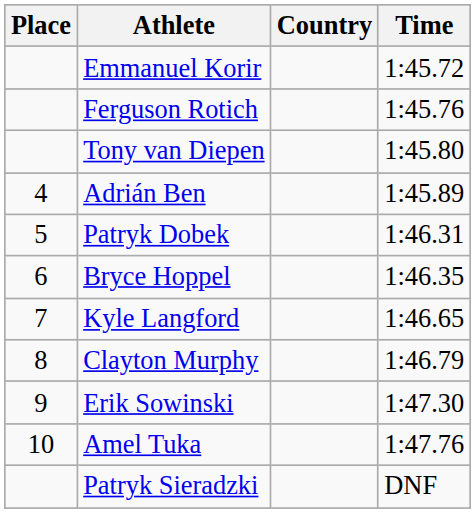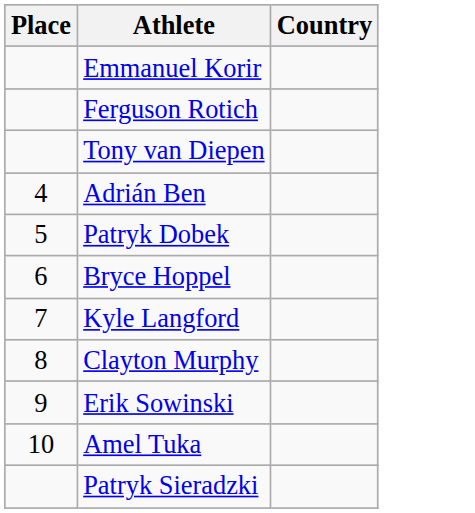- column: (424, 25)
